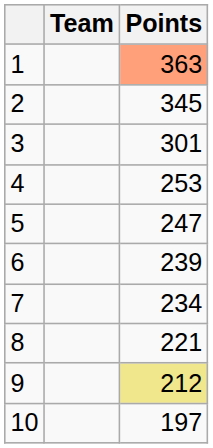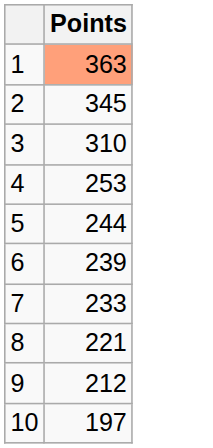- column: (82, 24)
(181, 143) 301 -> (106, 143) 310
(181, 223) 247 -> (106, 223) 244
(181, 303) 234 -> (106, 303) 233
(181, 382) khaki background -> (106, 382) no background
